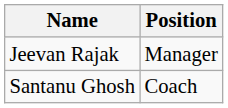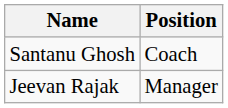rows swapped: (64, 53) <-> (72, 86)
